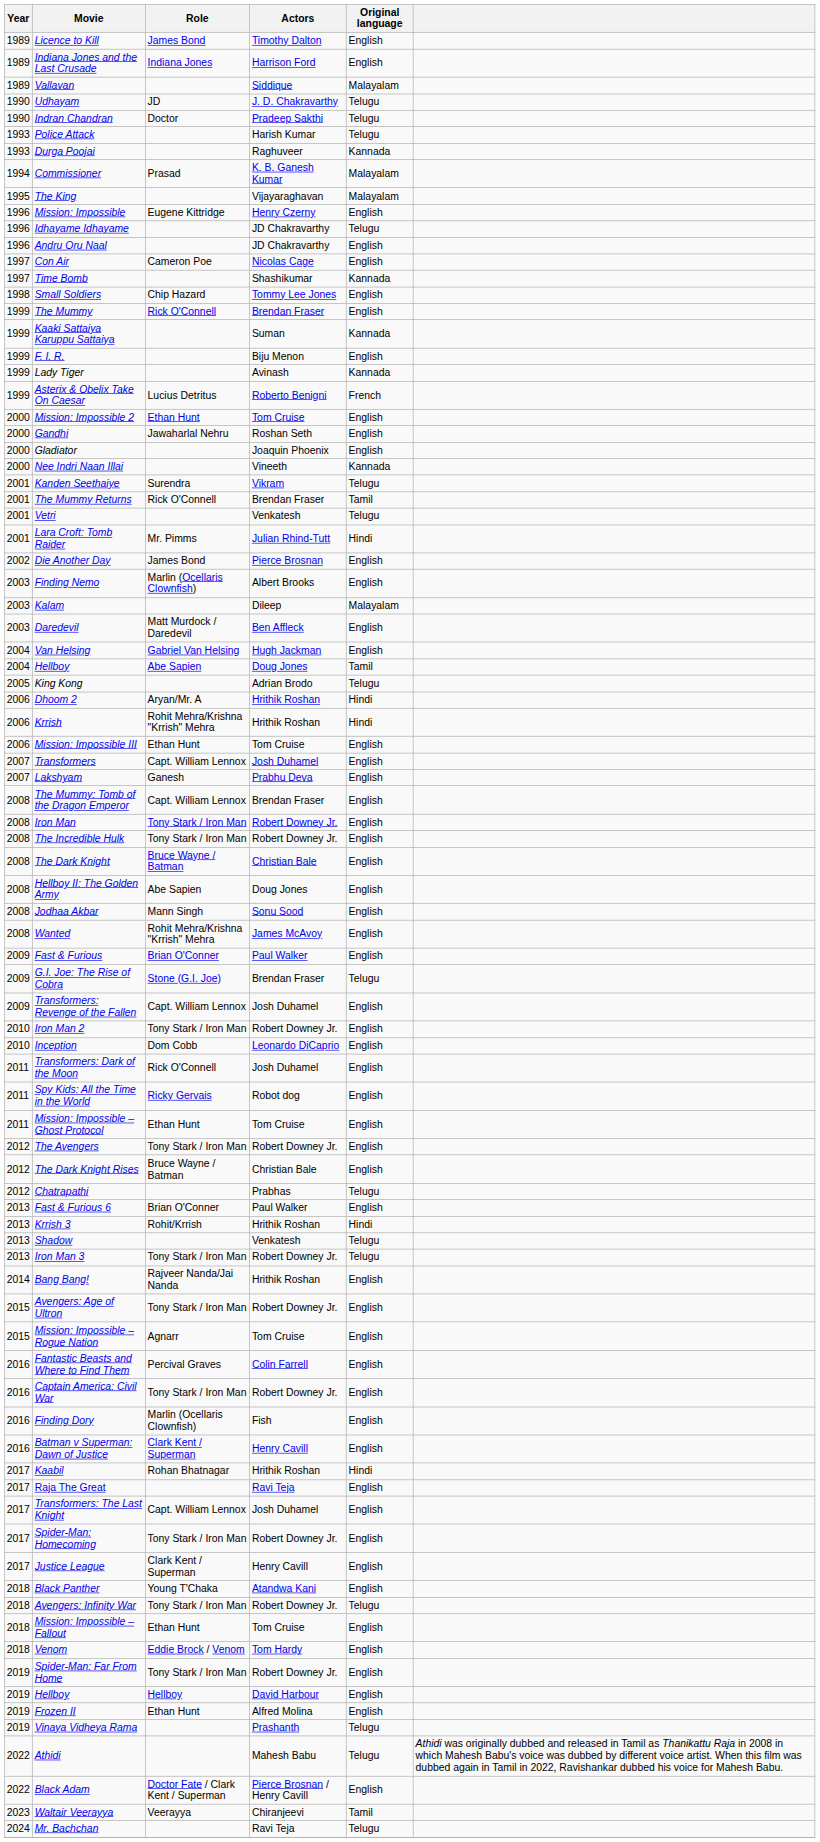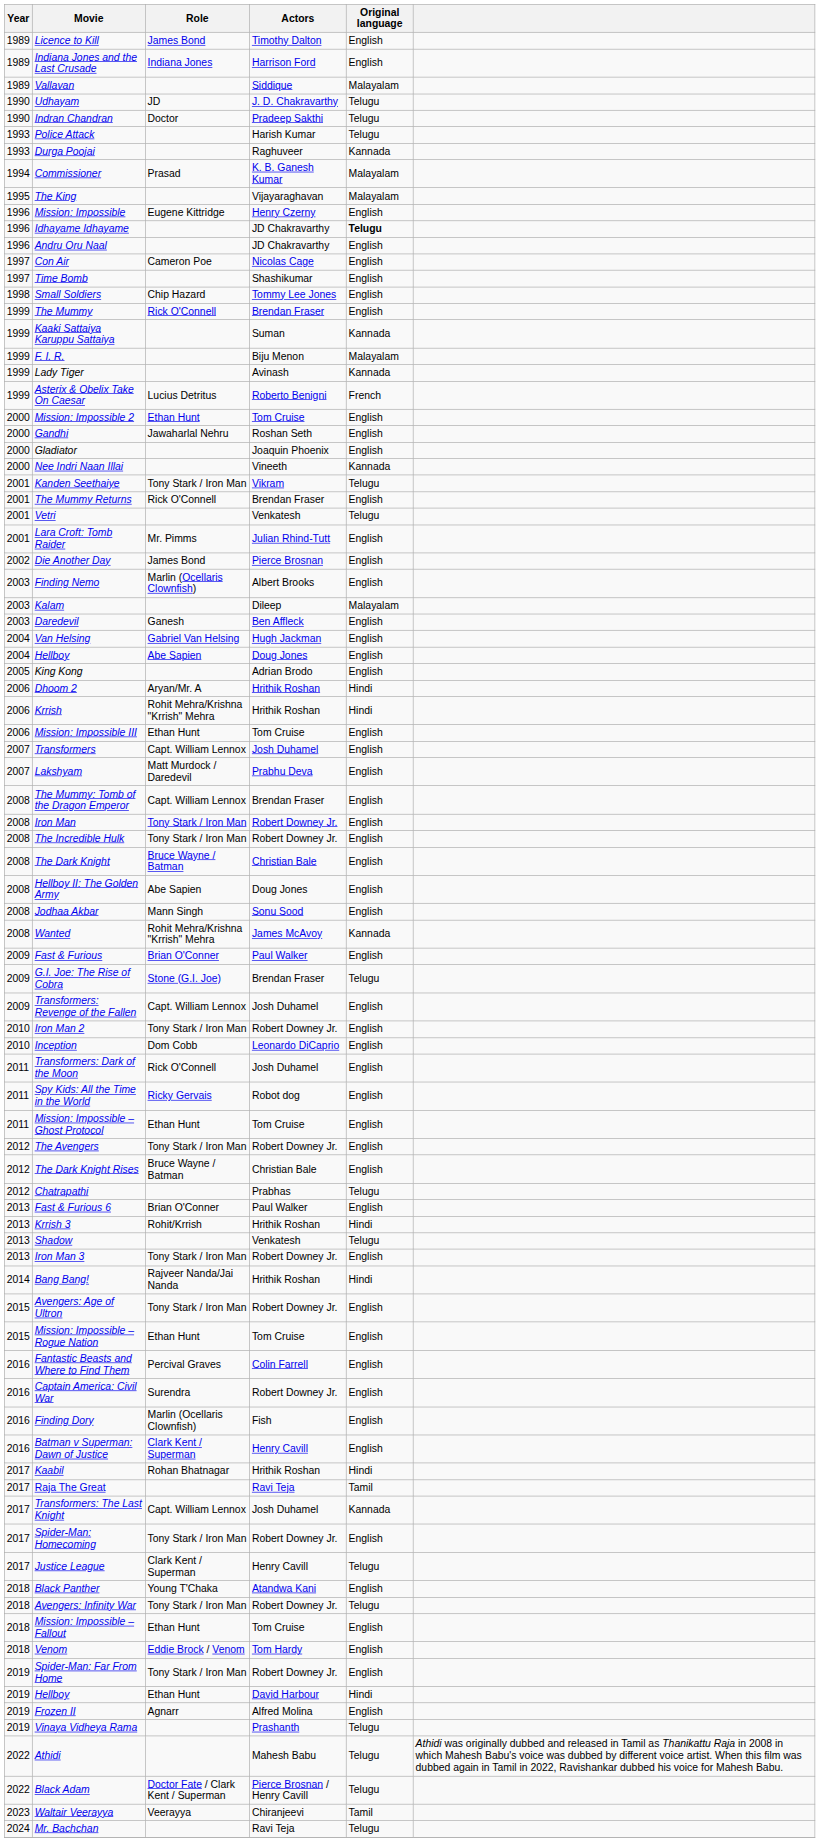(364, 229) normal -> (365, 229) bold
(369, 278) Kannada -> (366, 278) English
(366, 356) English -> (374, 356) Malayalam
(169, 483) Surendra -> (197, 483) Tony Stark / Iron Man
(361, 500) Tamil -> (366, 500) English
(360, 538) Hindi -> (366, 538) English
(182, 628) Matt Murdock / Daredevil -> (166, 622) Ganesh
(361, 667) Tamil -> (366, 655) English
(364, 683) Telugu -> (366, 671) English
(166, 777) Ganesh -> (182, 771) Matt Murdock / Daredevil
(366, 934) English -> (369, 934) Kannada
(364, 1257) Telugu -> (366, 1257) English
(366, 1280) English -> (360, 1280) Hindi
(163, 1336) Agnarr -> (174, 1336) Ethan Hunt
(197, 1392) Tony Stark / Iron Man -> (169, 1392) Surendra
(366, 1488) English -> (361, 1488) Tamil
(366, 1510) English -> (369, 1510) Kannada
(366, 1566) English -> (364, 1566) Telugu
(165, 1694) Hellboy -> (174, 1694) Ethan Hunt
(366, 1694) English -> (360, 1694) Hindi
(174, 1711) Ethan Hunt -> (163, 1711) Agnarr
(366, 1790) English -> (364, 1790) Telugu
